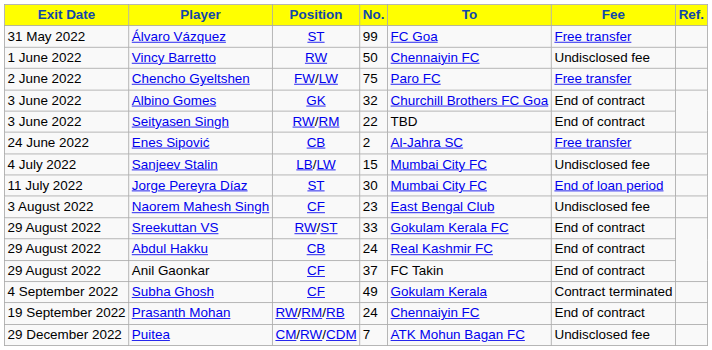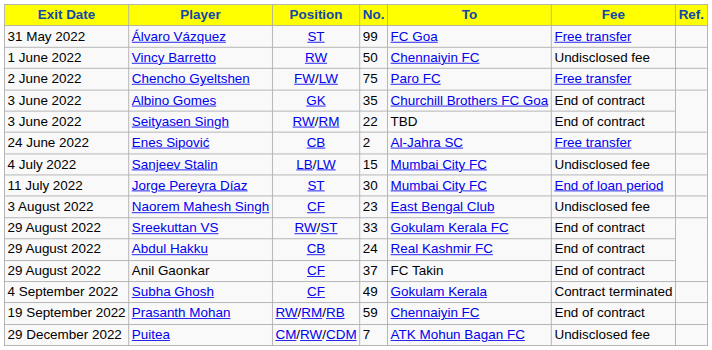(370, 100) 32 -> (370, 100) 35
(370, 313) 24 -> (370, 313) 59
